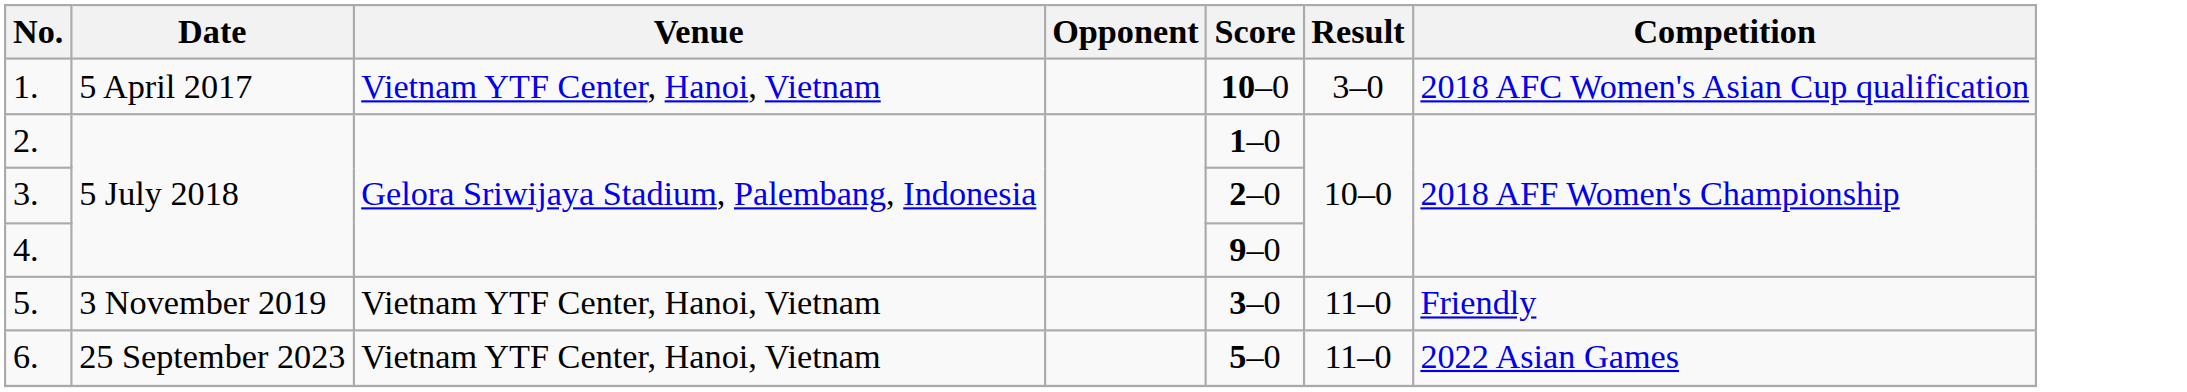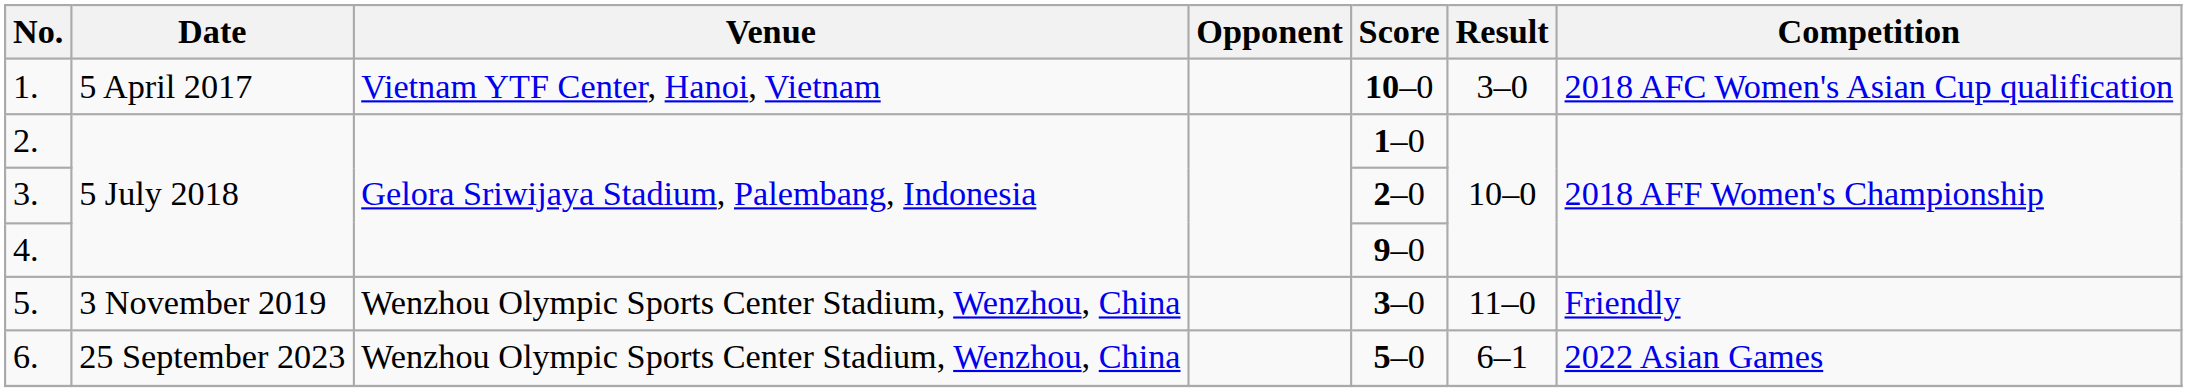(621, 303) Vietnam YTF Center, Hanoi, Vietnam -> (771, 303) Wenzhou Olympic Sports Center Stadium, Wenzhou, China
(621, 357) Vietnam YTF Center, Hanoi, Vietnam -> (771, 357) Wenzhou Olympic Sports Center Stadium, Wenzhou, China
(1358, 357) 11–0 -> (1502, 357) 6–1
